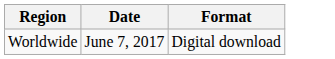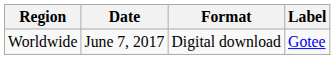+ column: (307, 16)
